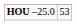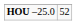(64, 12) 53 -> (64, 12) 52
